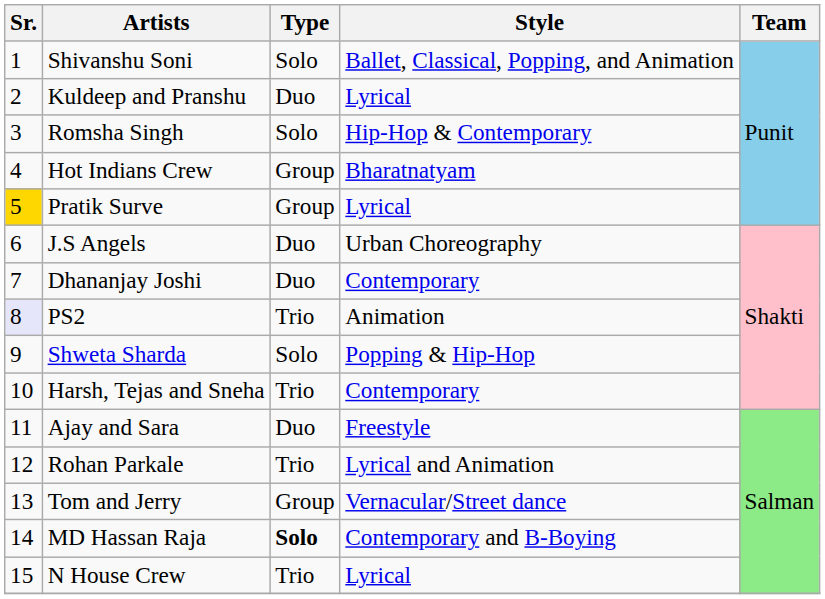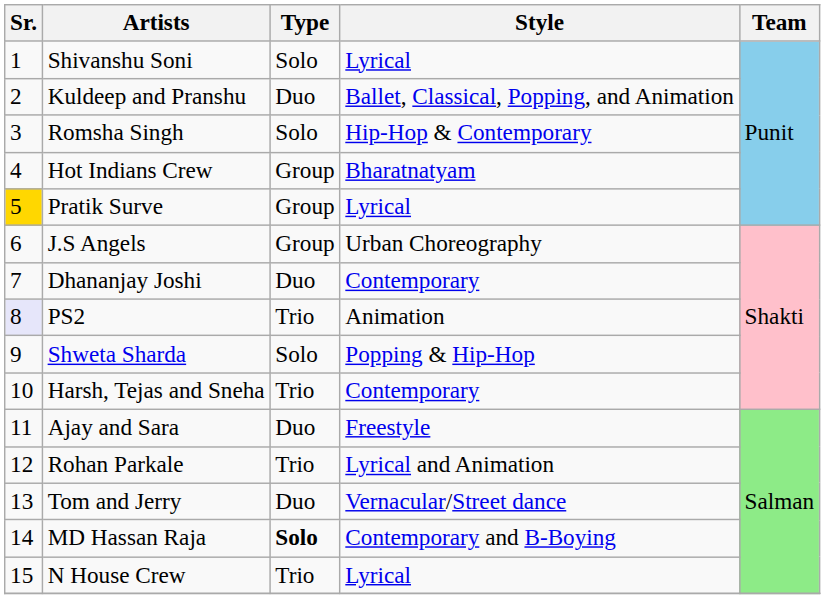(540, 59) Ballet, Classical, Popping, and Animation -> (378, 59) Lyrical
(378, 96) Lyrical -> (540, 96) Ballet, Classical, Popping, and Animation
(295, 243) Duo -> (305, 243) Group
(305, 501) Group -> (295, 501) Duo
